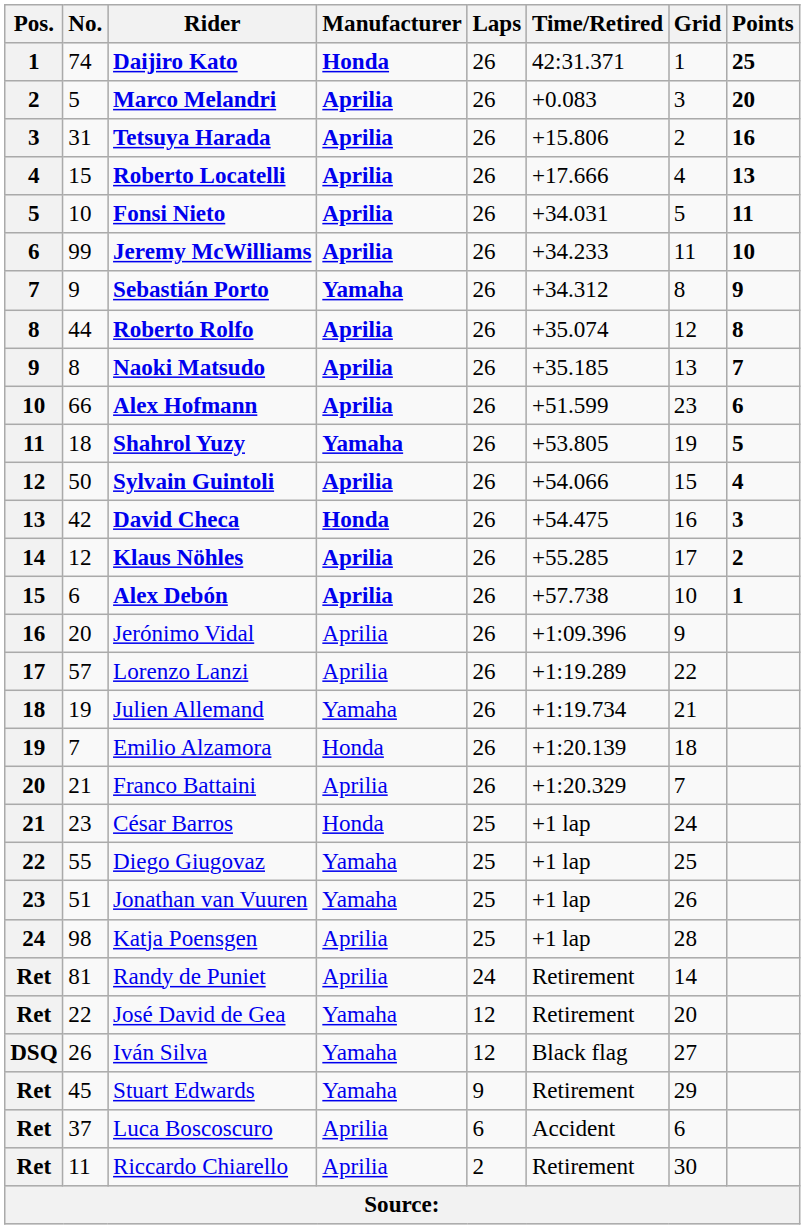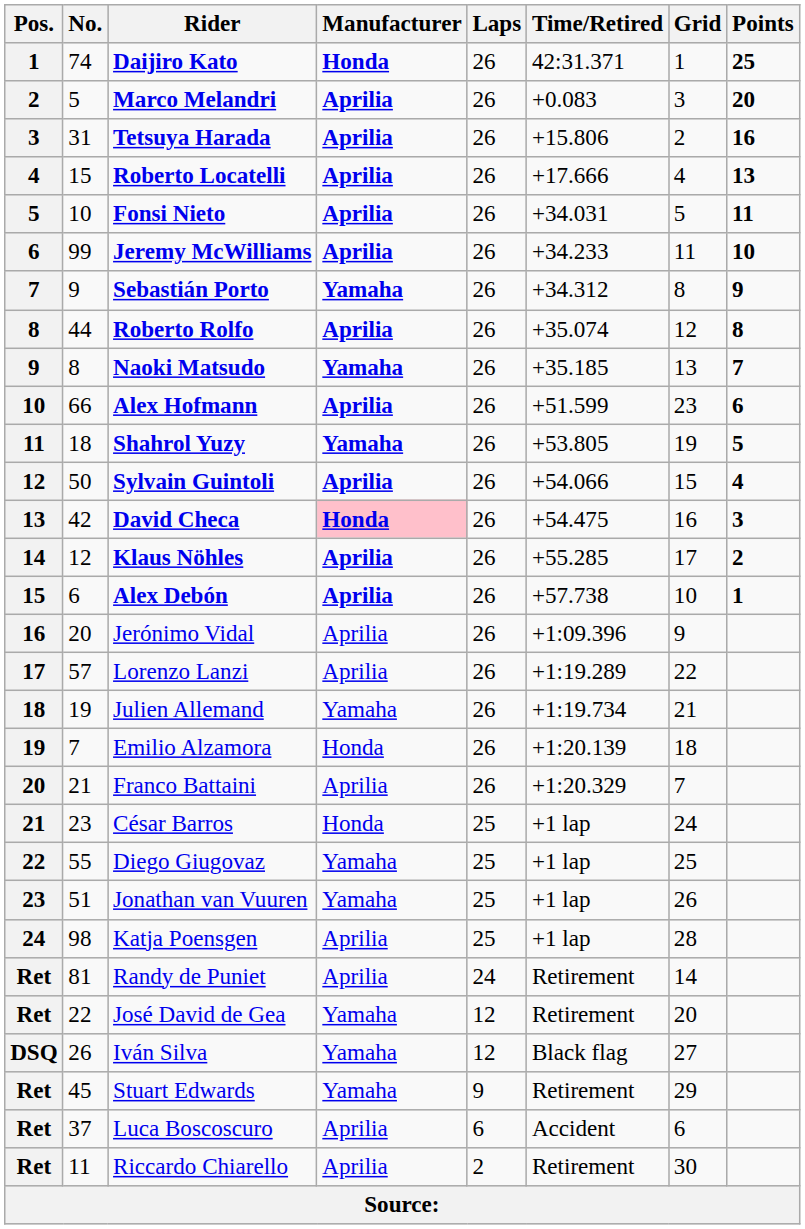(358, 366) Aprilia -> (363, 366) Yamaha
(356, 518) no background -> (356, 518) pink background
